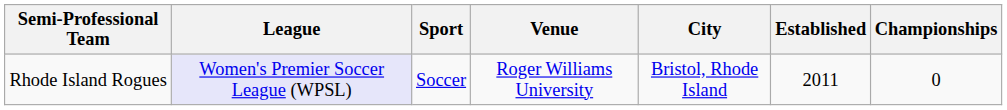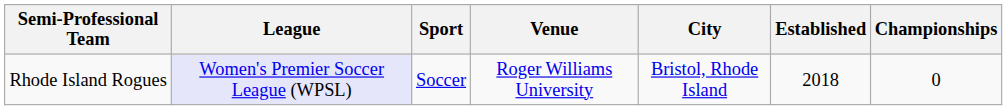(821, 79) 2011 -> (821, 79) 2018
